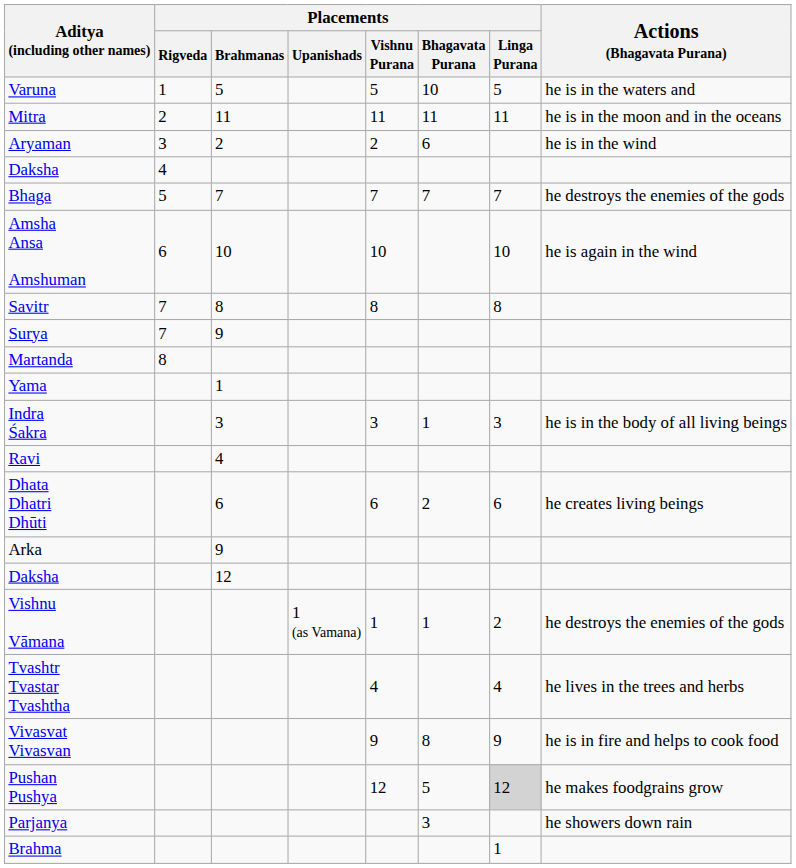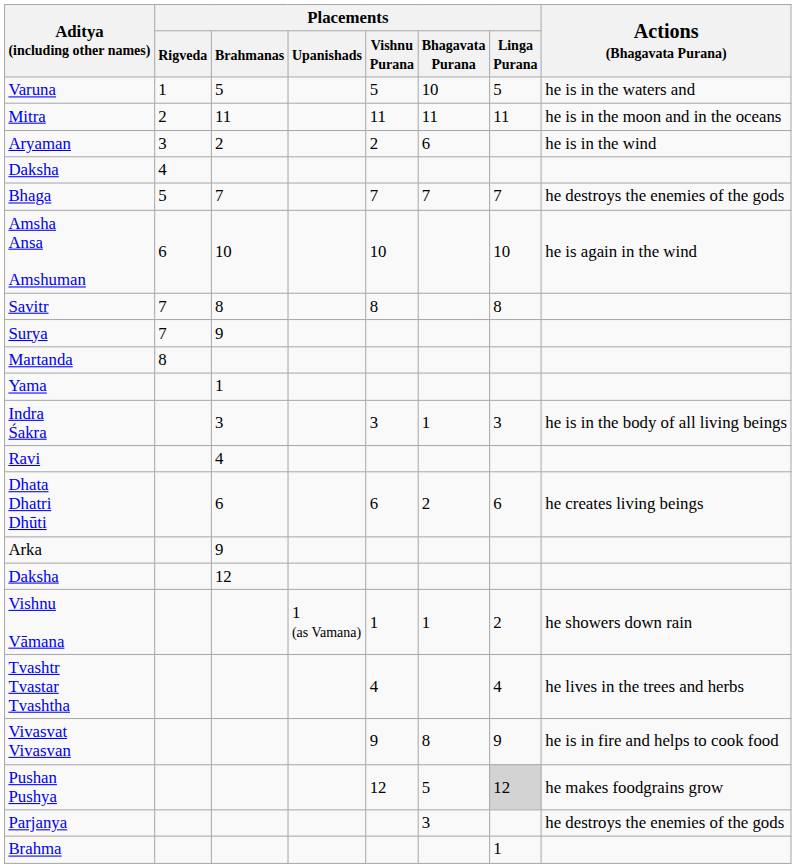(665, 621) he destroys the enemies of the gods -> (619, 621) he showers down rain
(619, 823) he showers down rain -> (665, 823) he destroys the enemies of the gods
